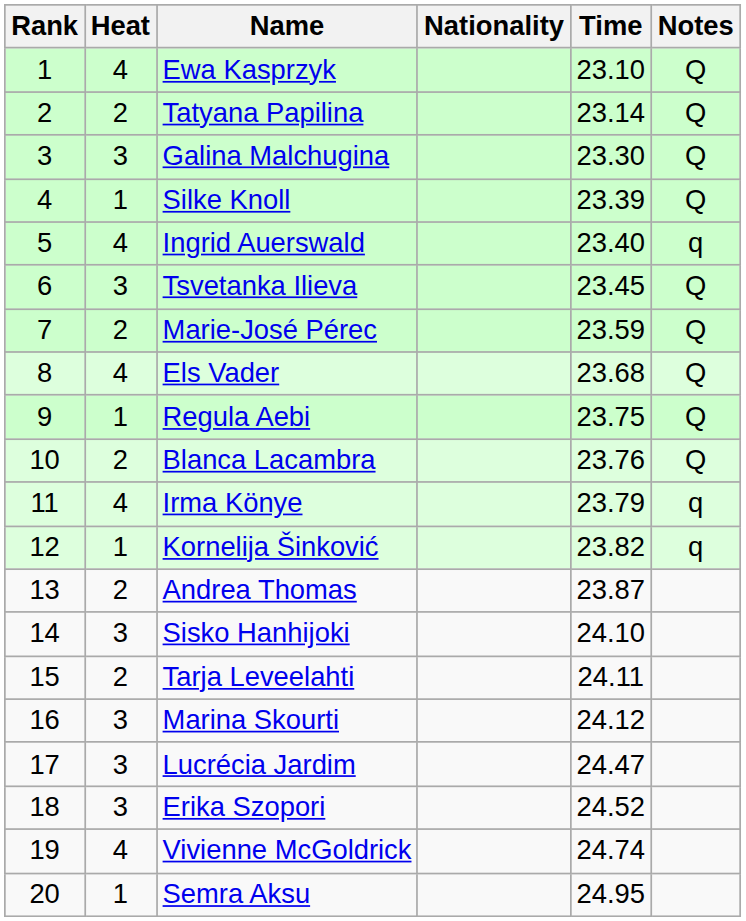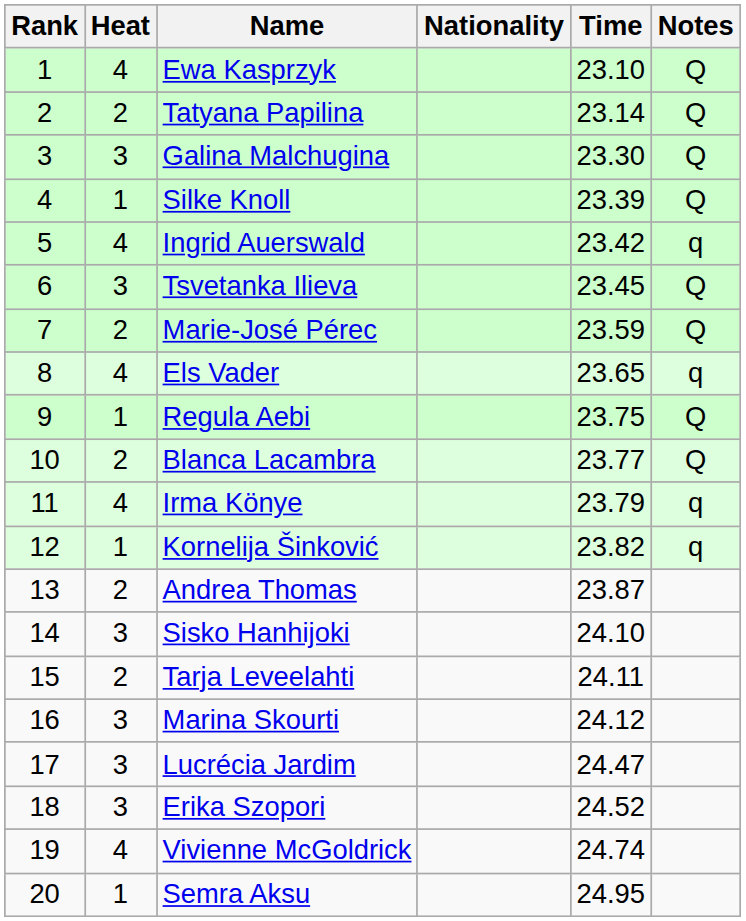(611, 243) 23.40 -> (611, 243) 23.42
(611, 373) 23.68 -> (611, 373) 23.65
(696, 373) Q -> (696, 373) q
(611, 460) 23.76 -> (611, 460) 23.77
